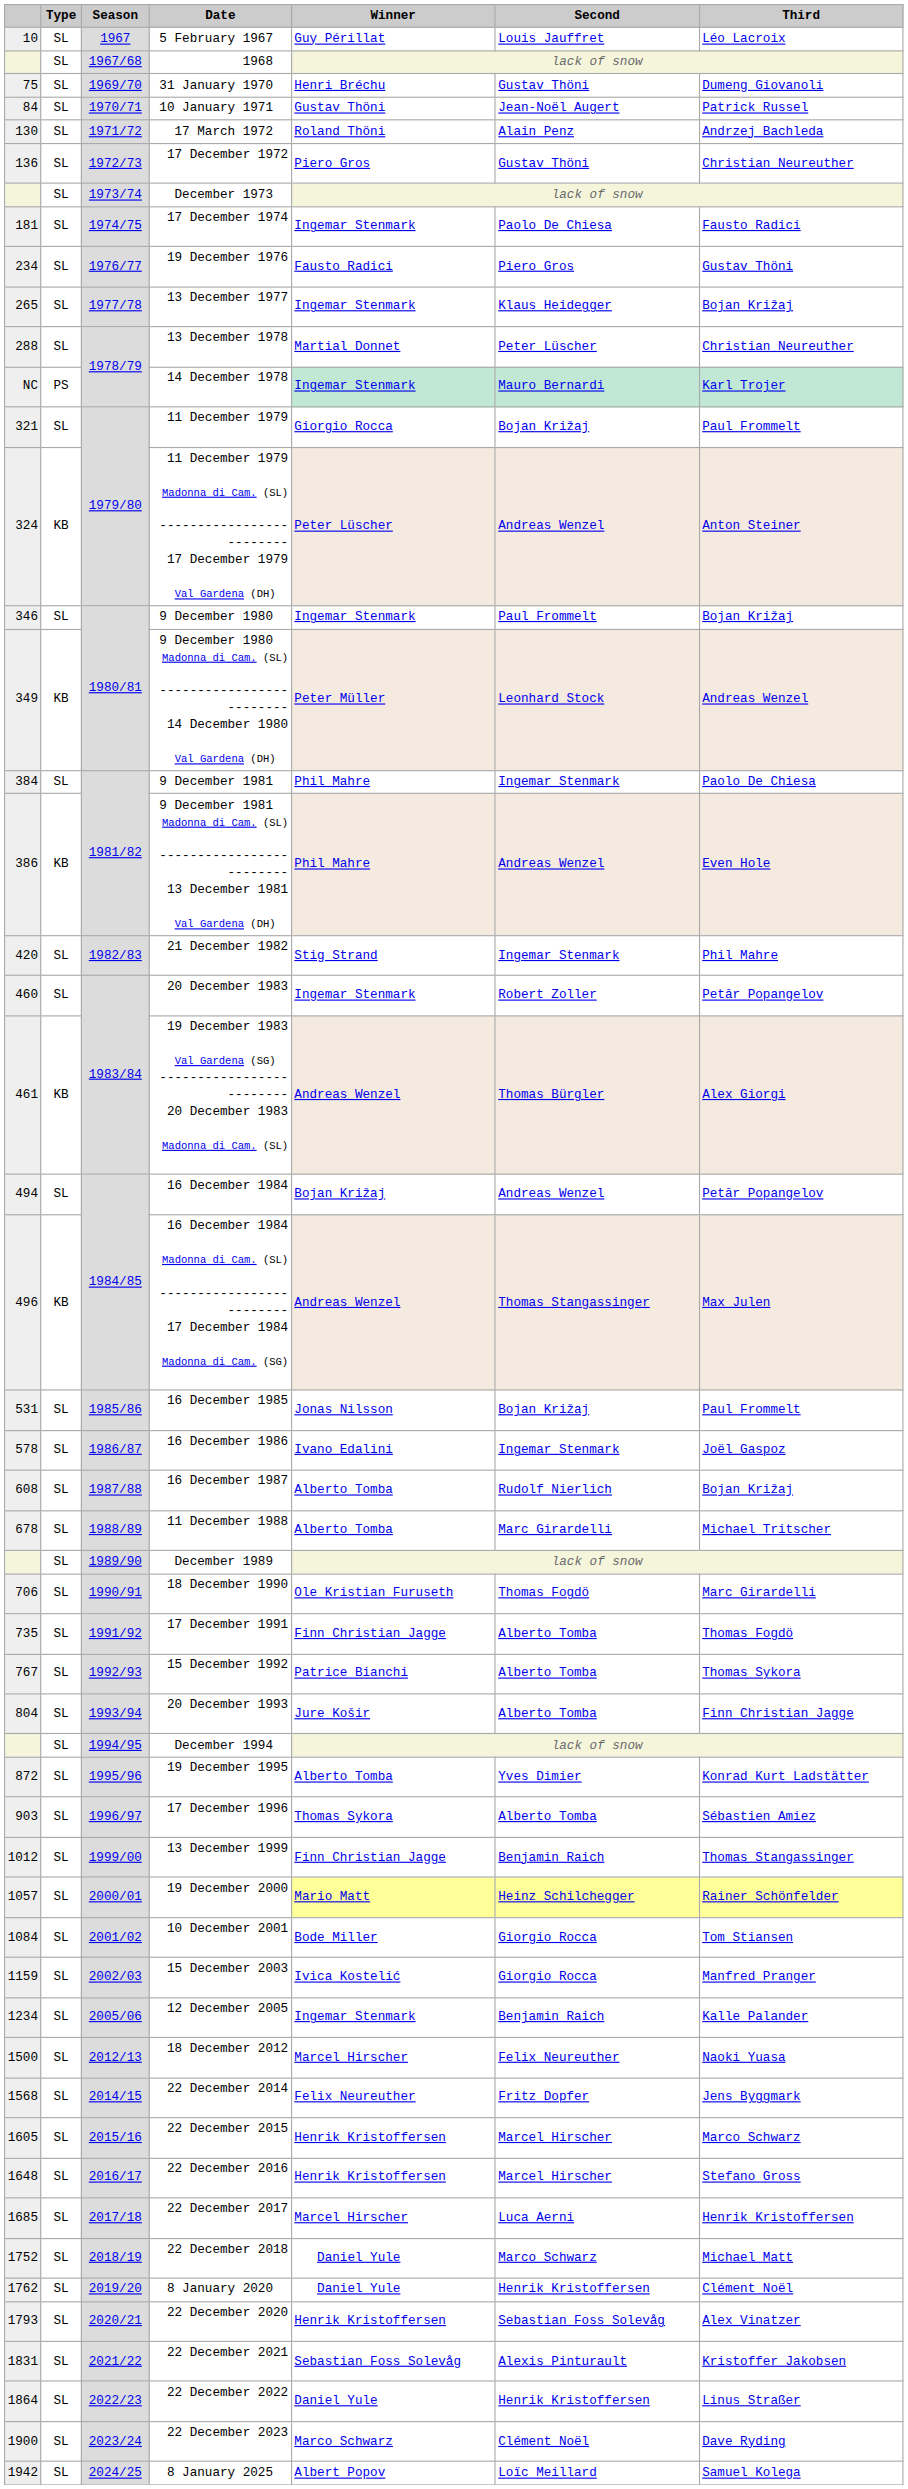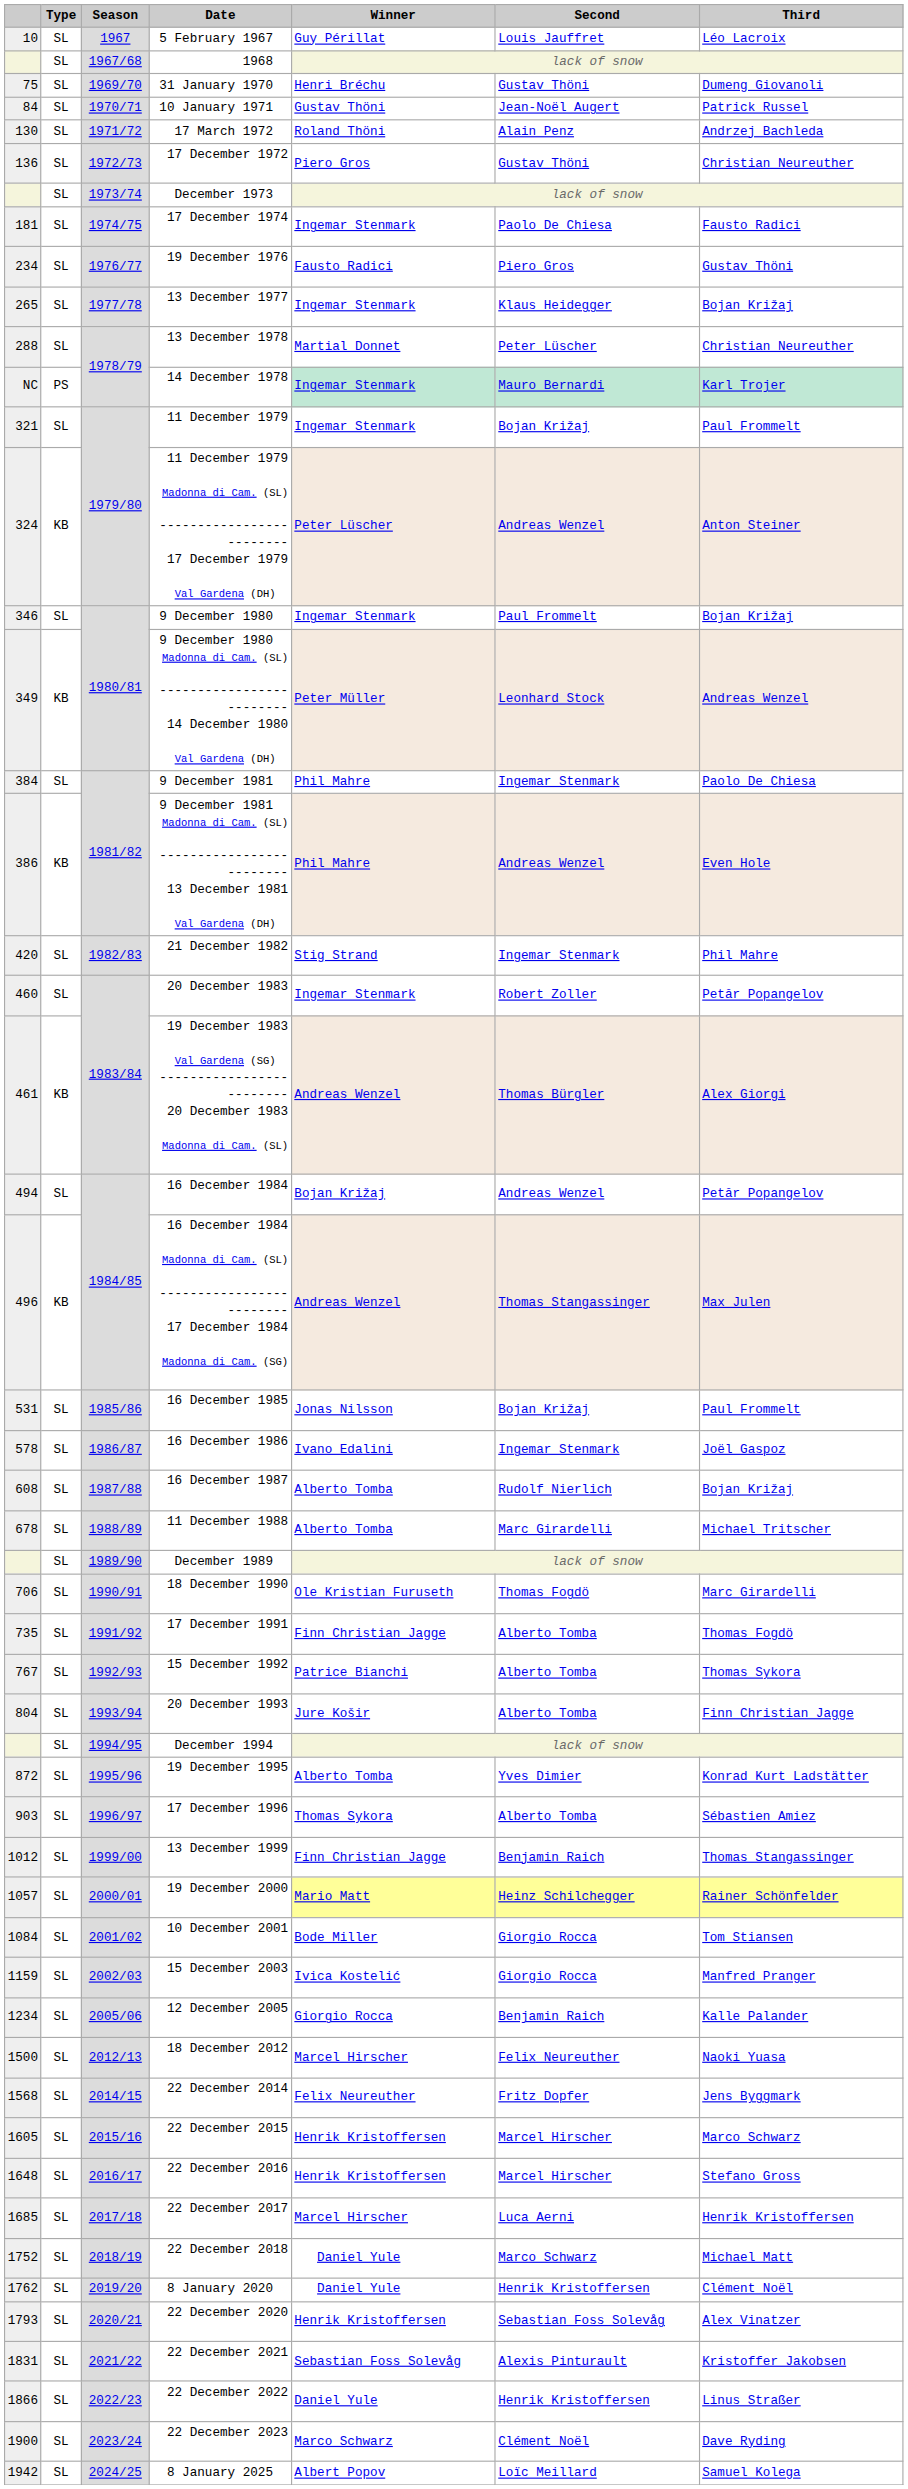(344, 427) Giorgio Rocca -> (355, 427) Ingemar Stenmark
(355, 2017) Ingemar Stenmark -> (344, 2017) Giorgio Rocca
(23, 2401) 1864 -> (23, 2401) 1866
